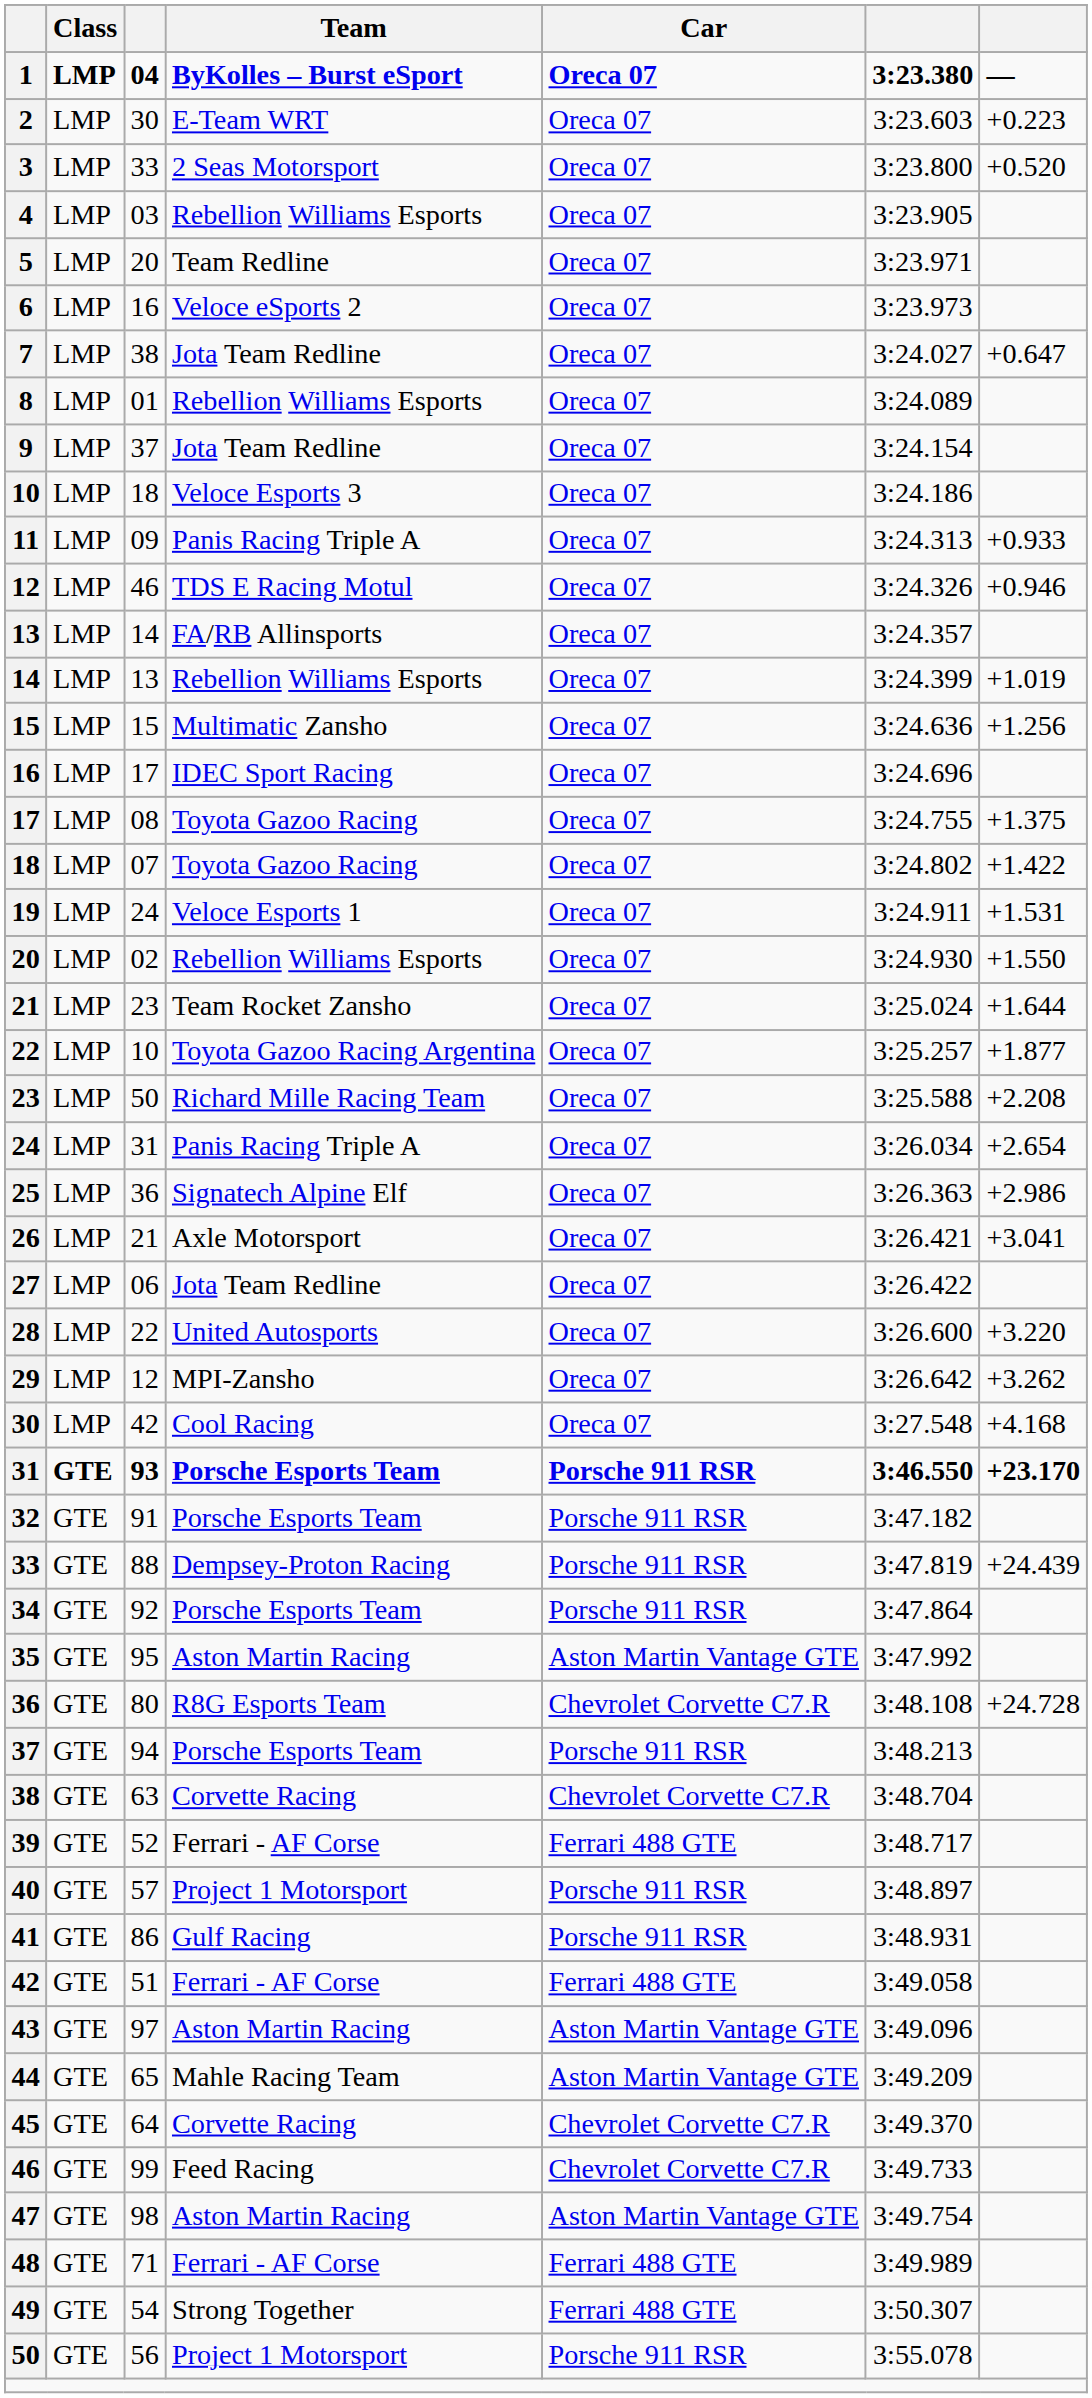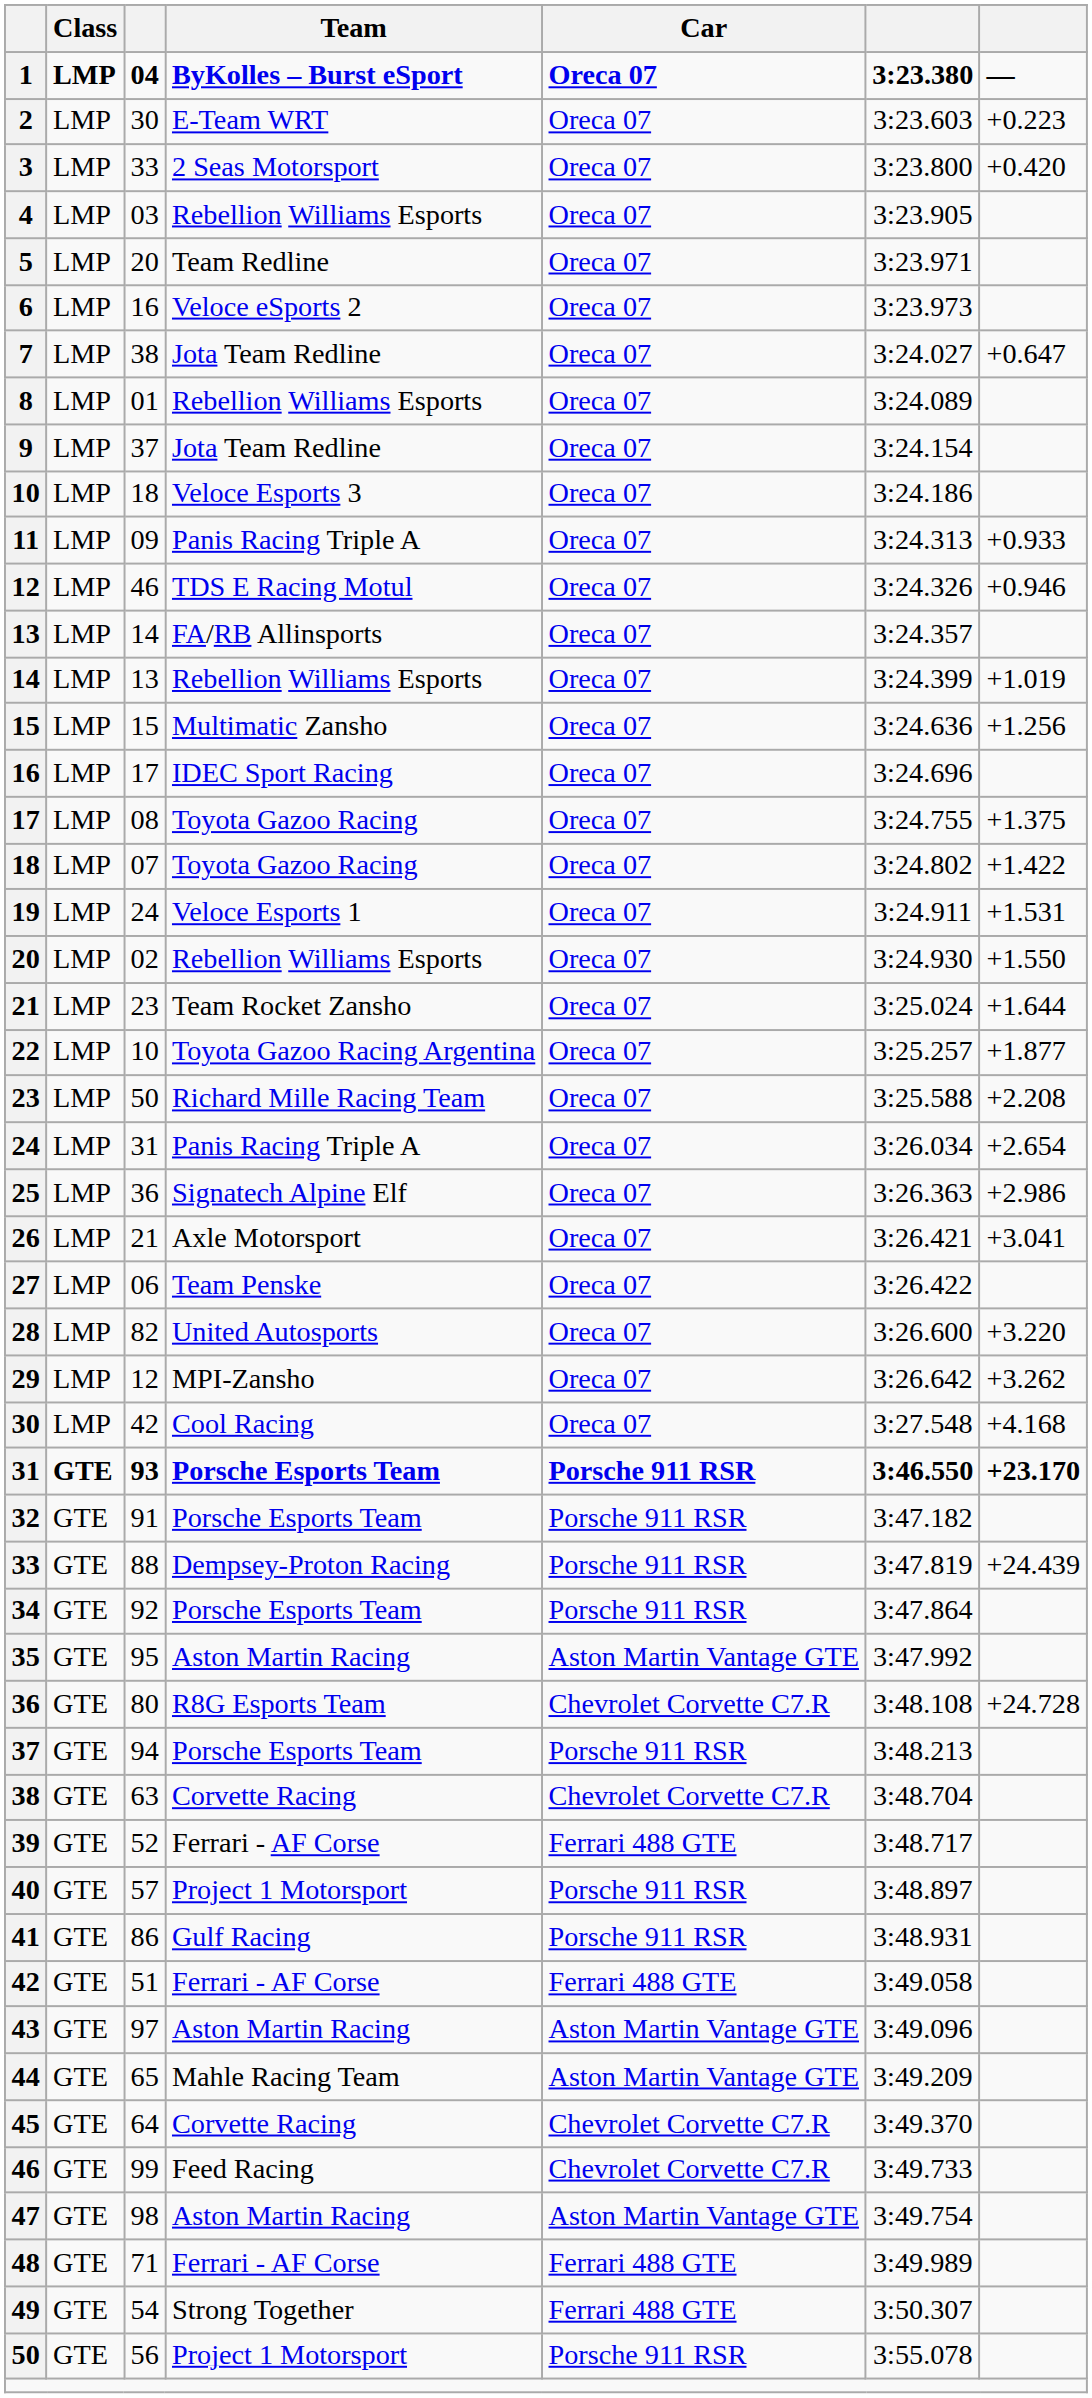(1026, 167) +0.520 -> (1026, 167) +0.420
(276, 1285) Jota Team Redline -> (247, 1285) Team Penske
(145, 1331) 22 -> (145, 1331) 82
